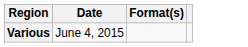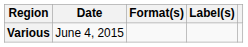+ column: (212, 13)
